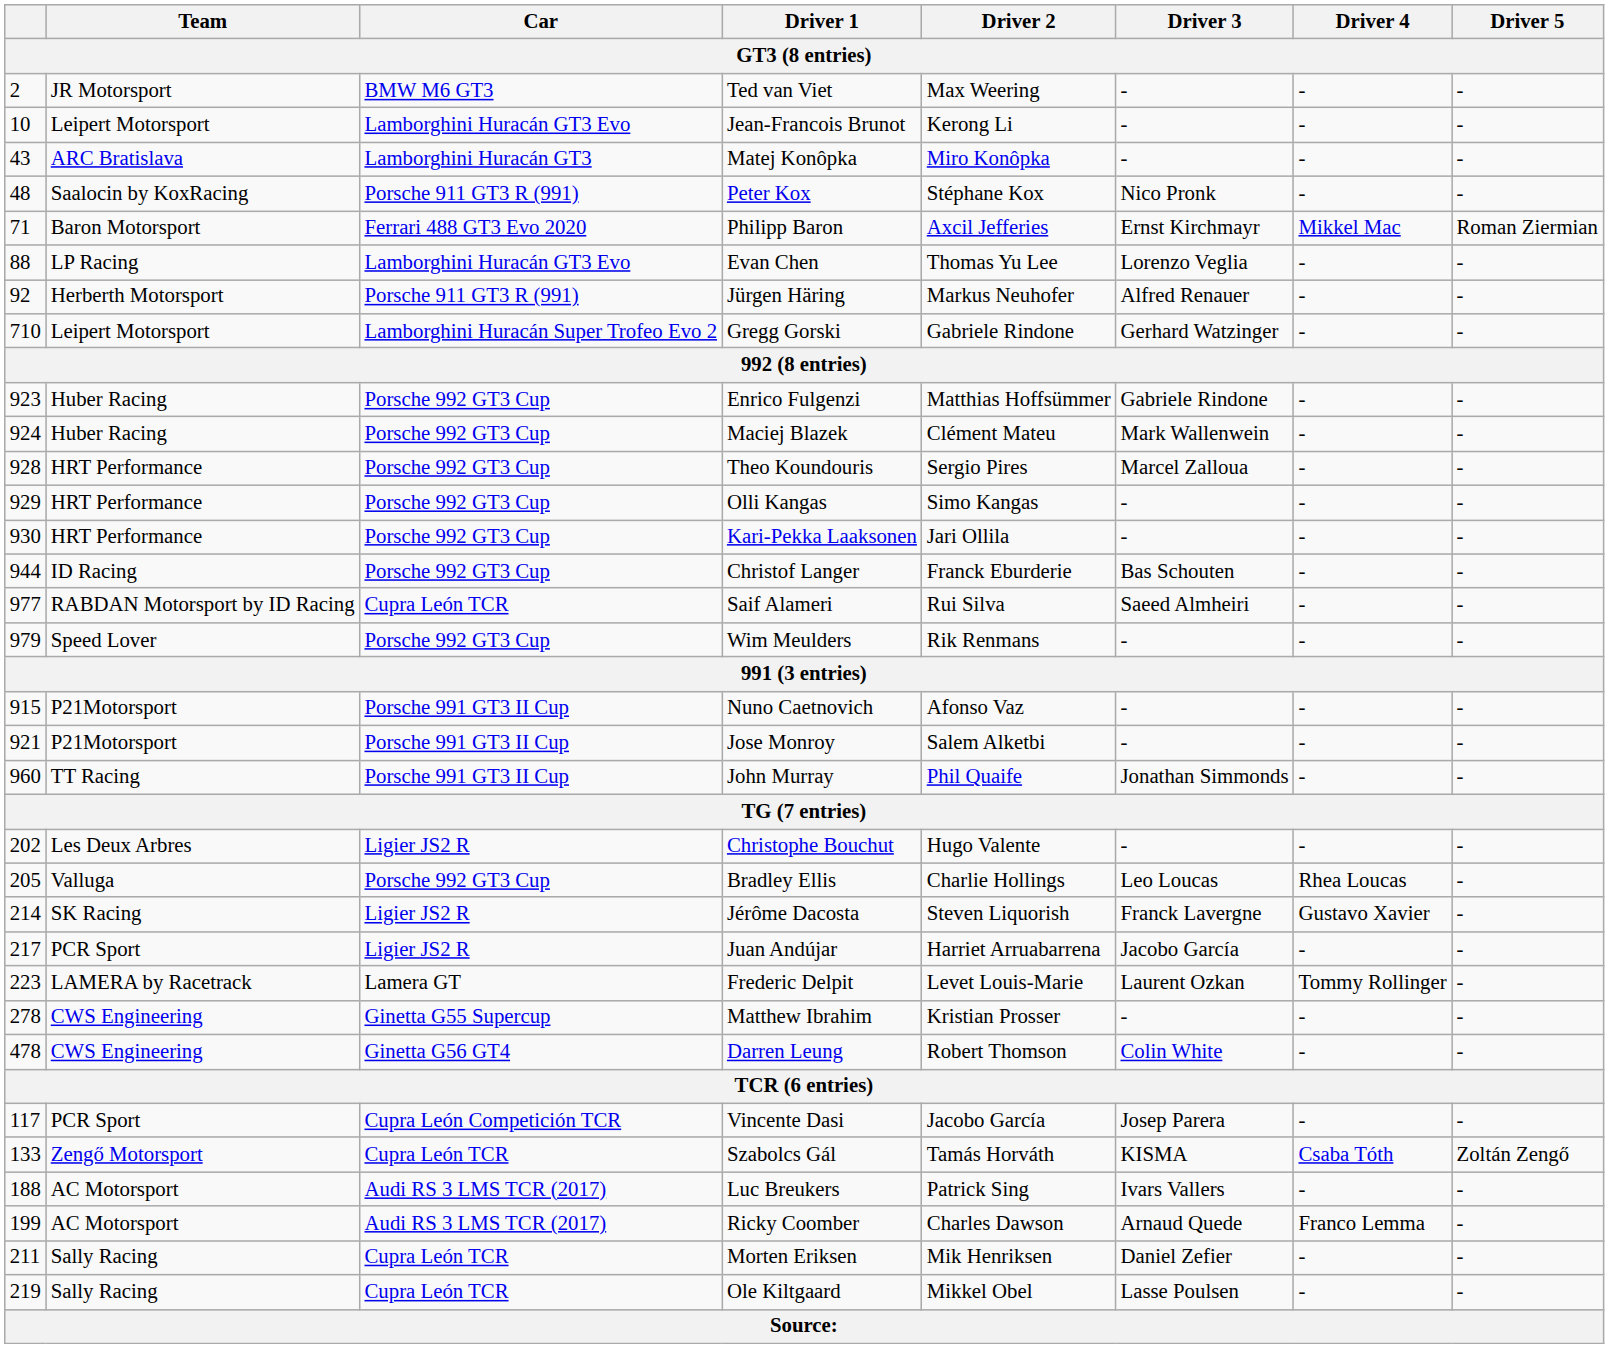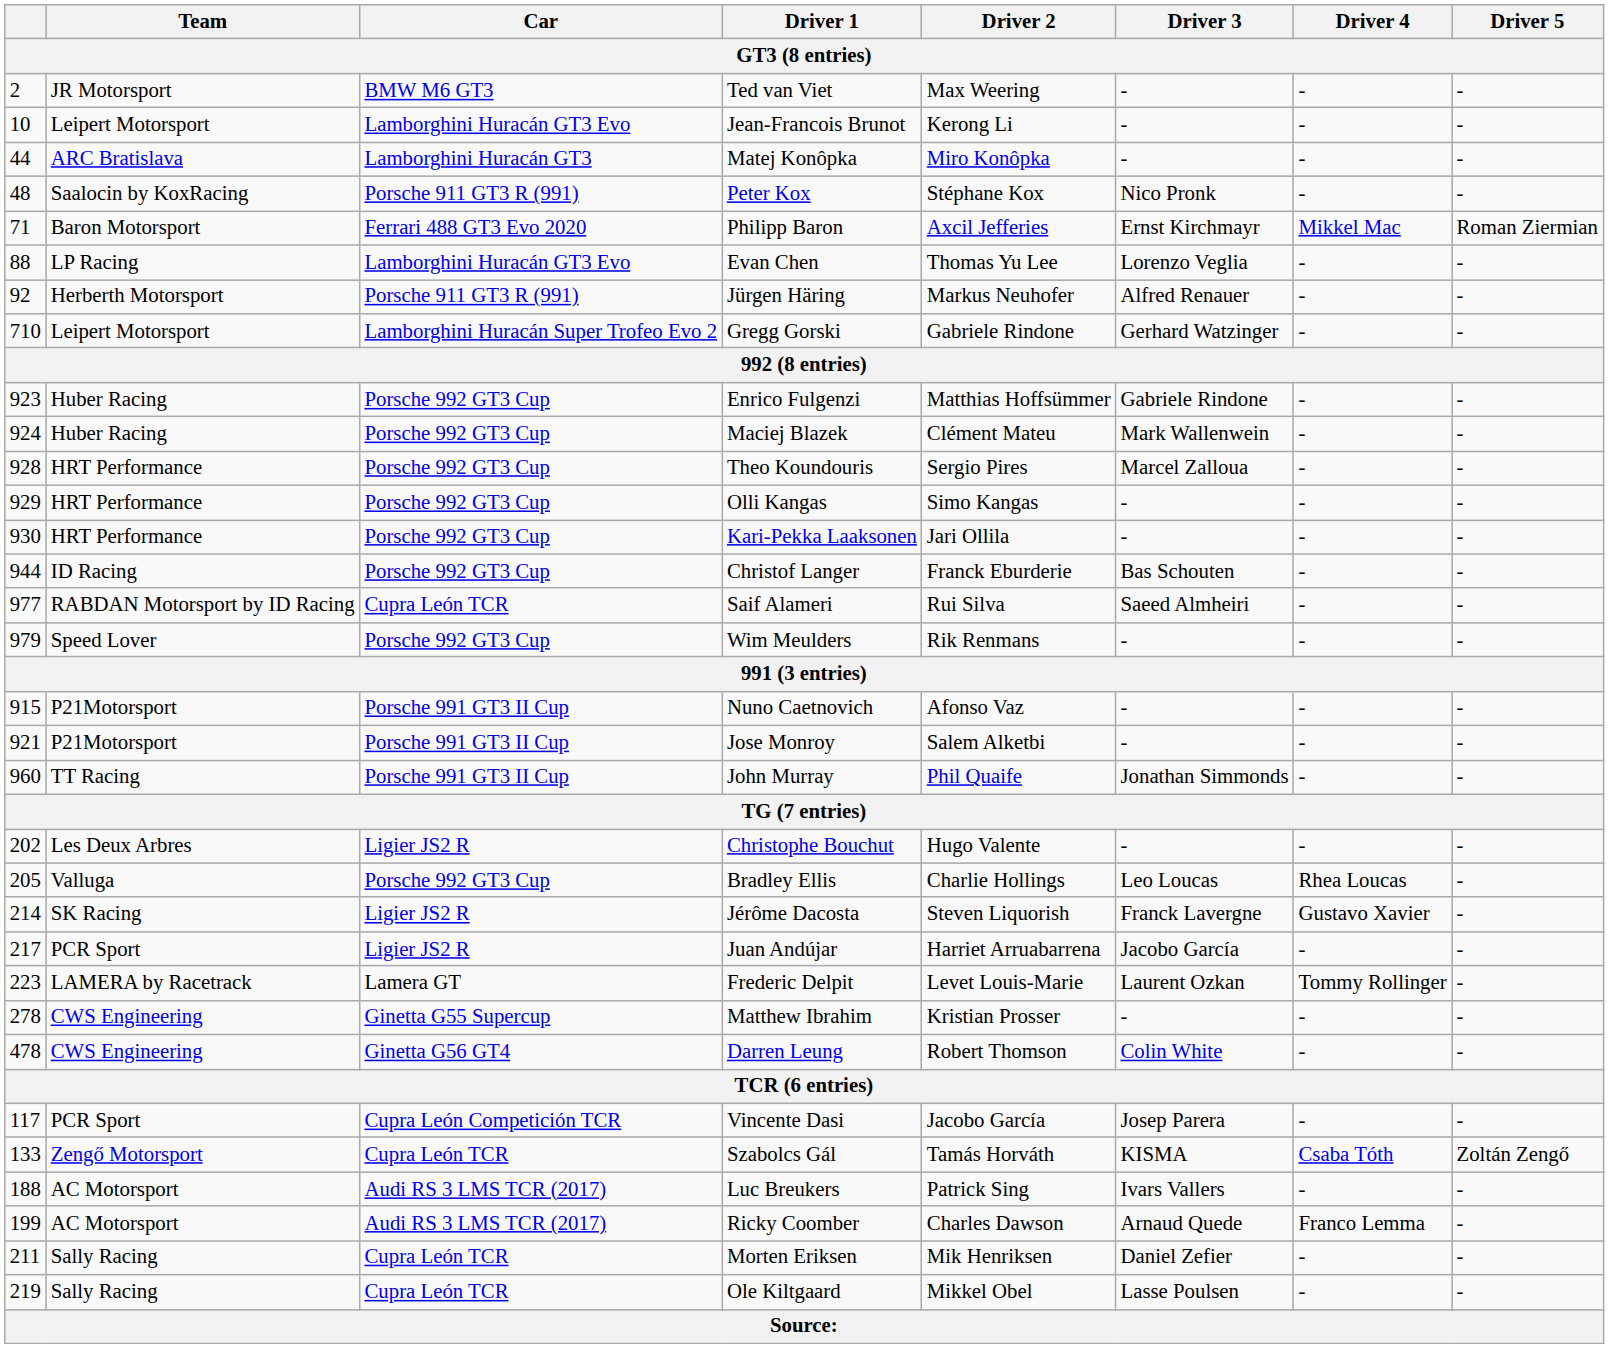(20, 158) 43 -> (20, 158) 44
